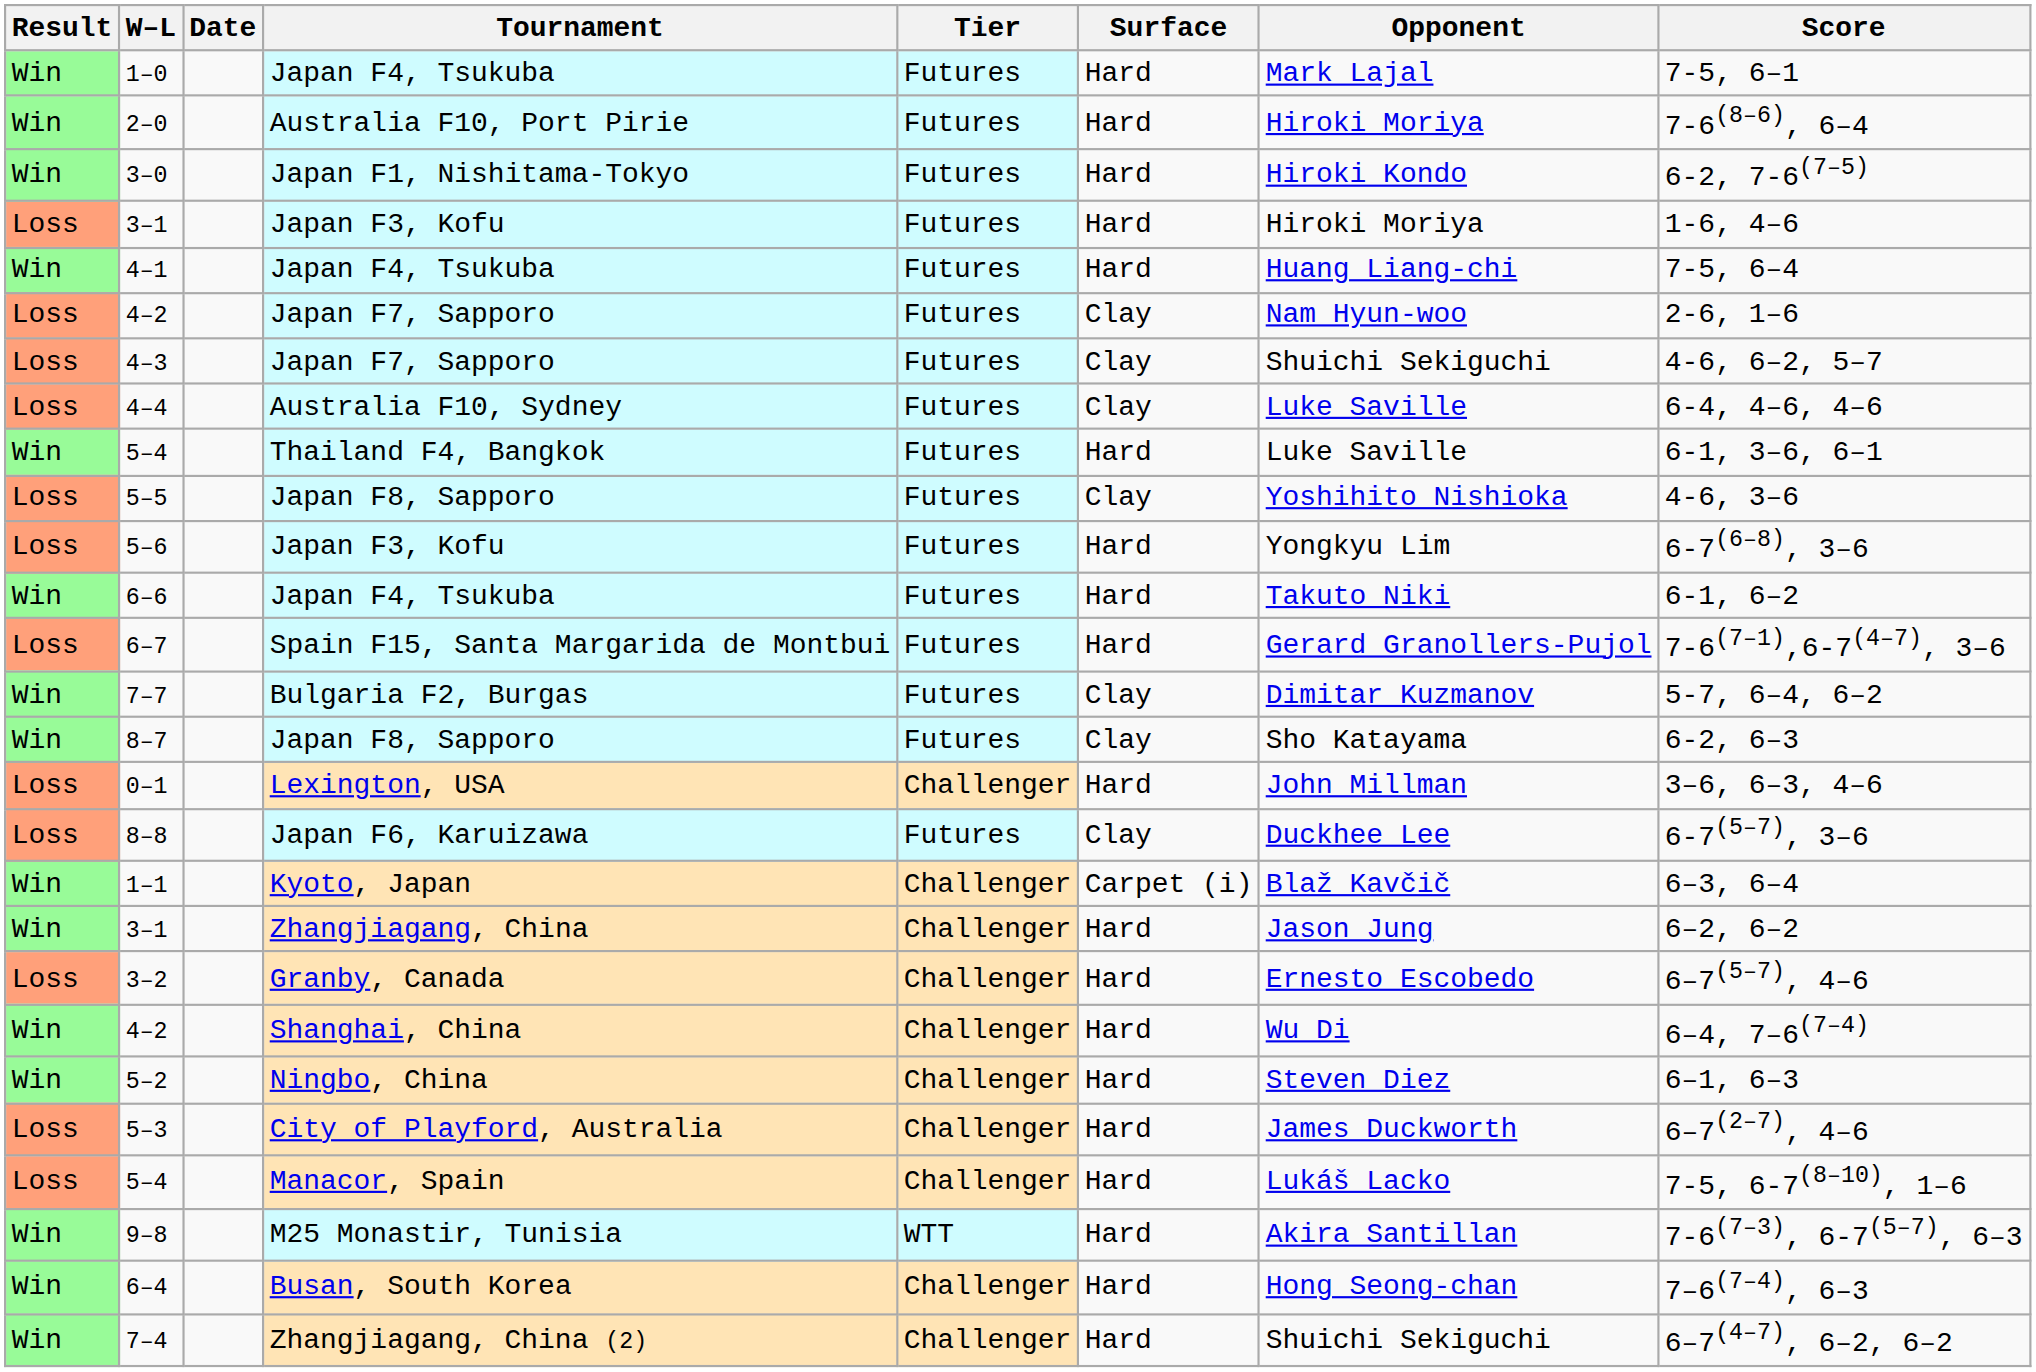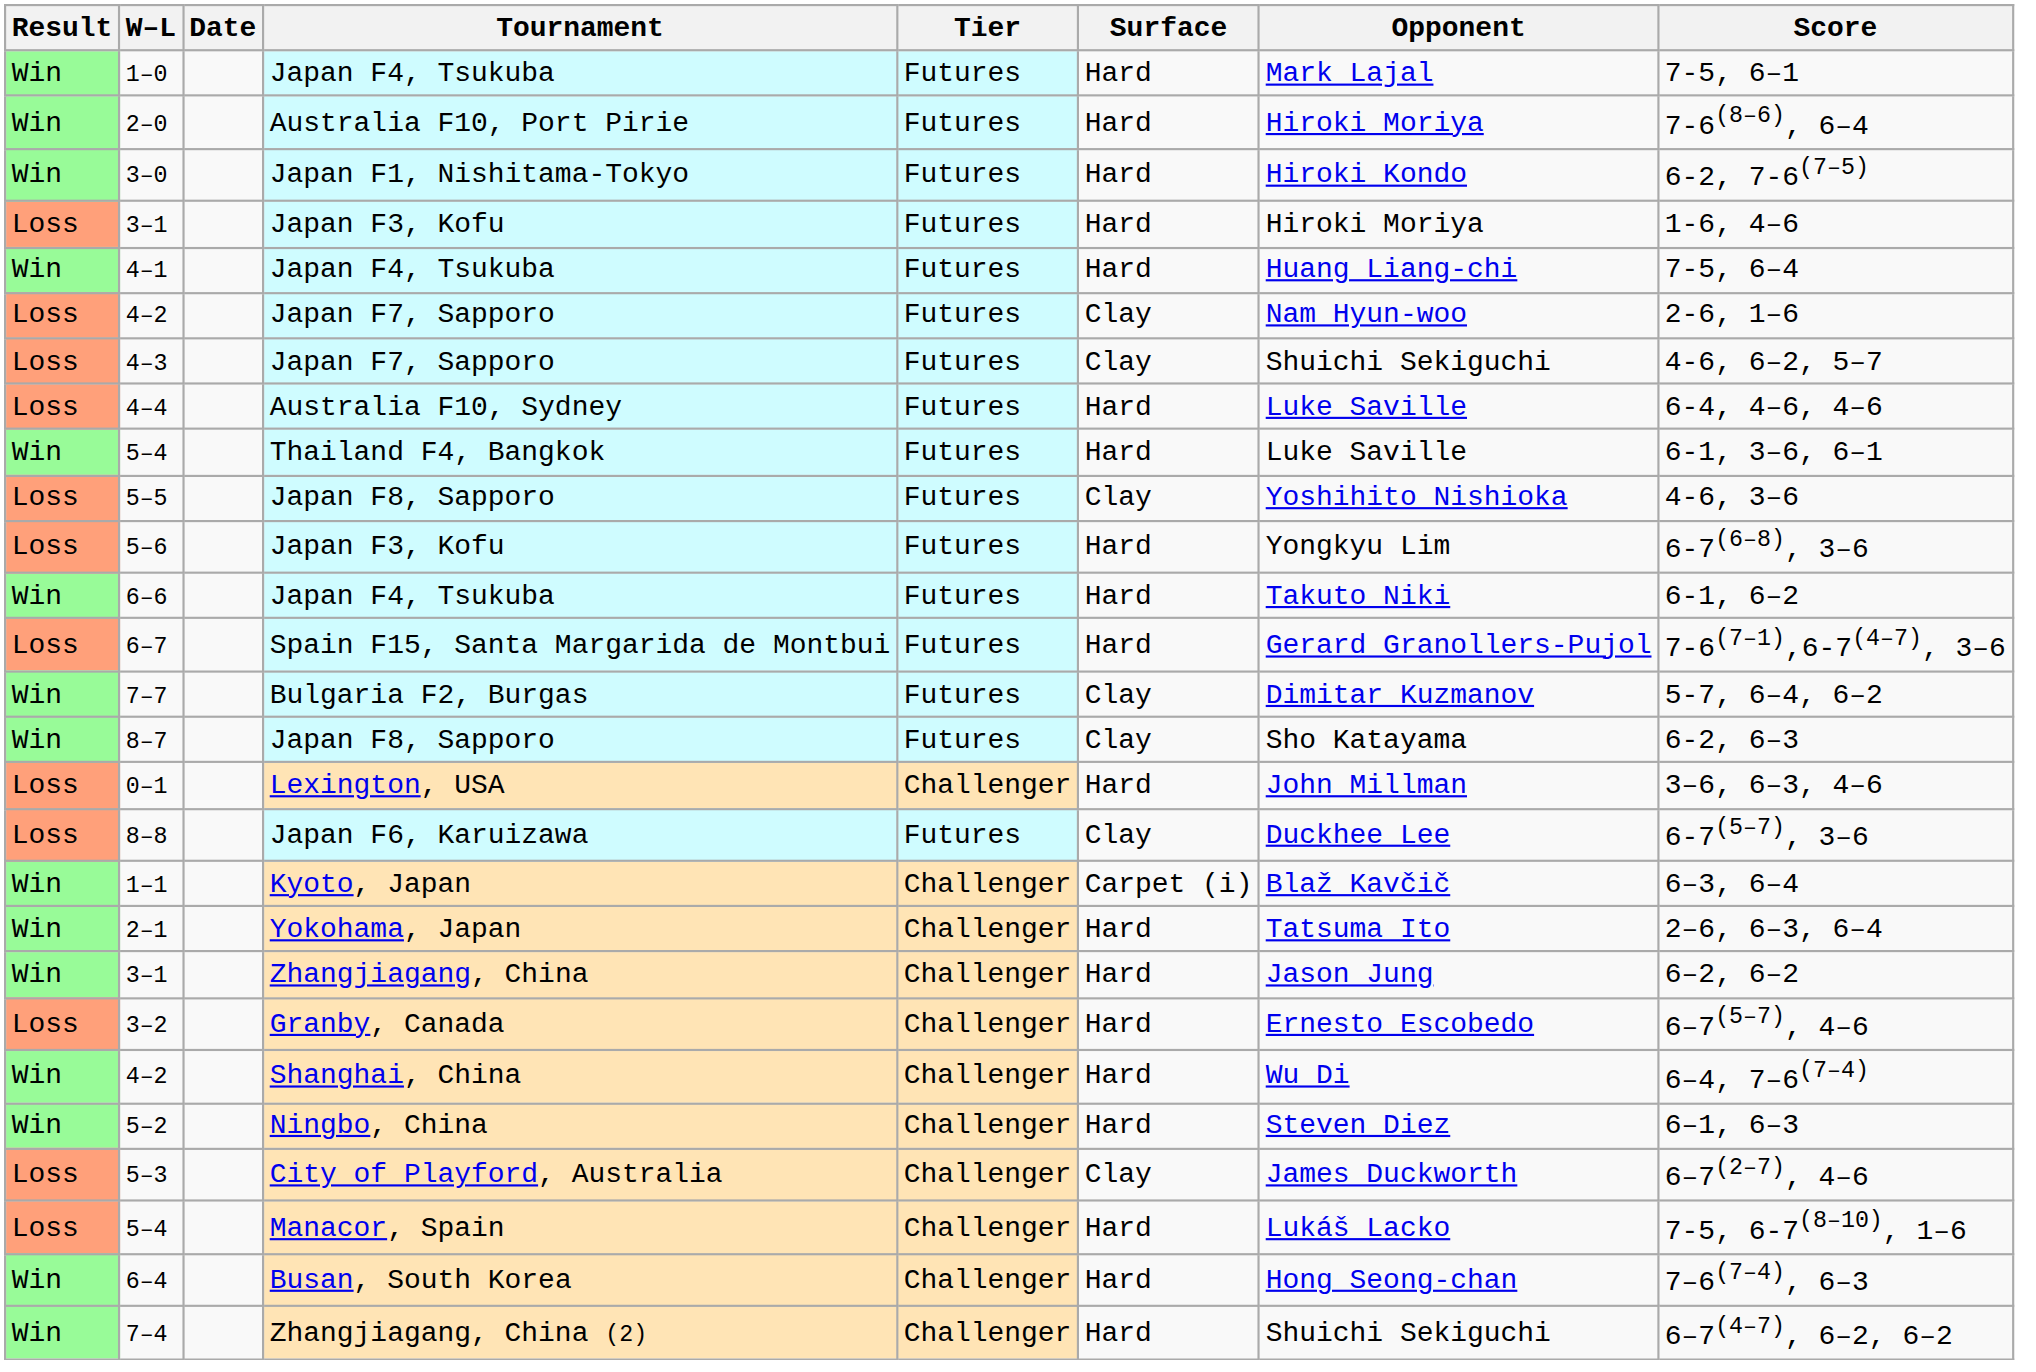(1118, 407) Clay -> (1118, 407) Hard
+ row: (147, 930)
(1118, 1129) Hard -> (1118, 1175) Clay
- row: (147, 1236)
